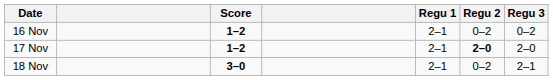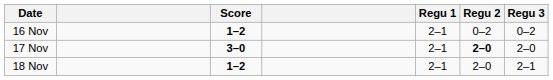(236, 49) 1–2 -> (236, 49) 3–0
(236, 67) 3–0 -> (236, 67) 1–2
(482, 67) 0–2 -> (482, 67) 2–0
